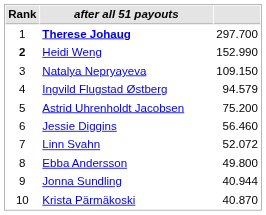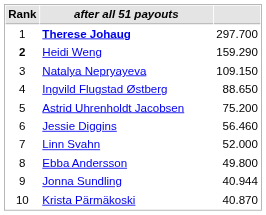(237, 52) 152.990 -> (237, 52) 159.290
(240, 89) 94.579 -> (240, 89) 88.650
(240, 145) 52.072 -> (240, 145) 52.000
